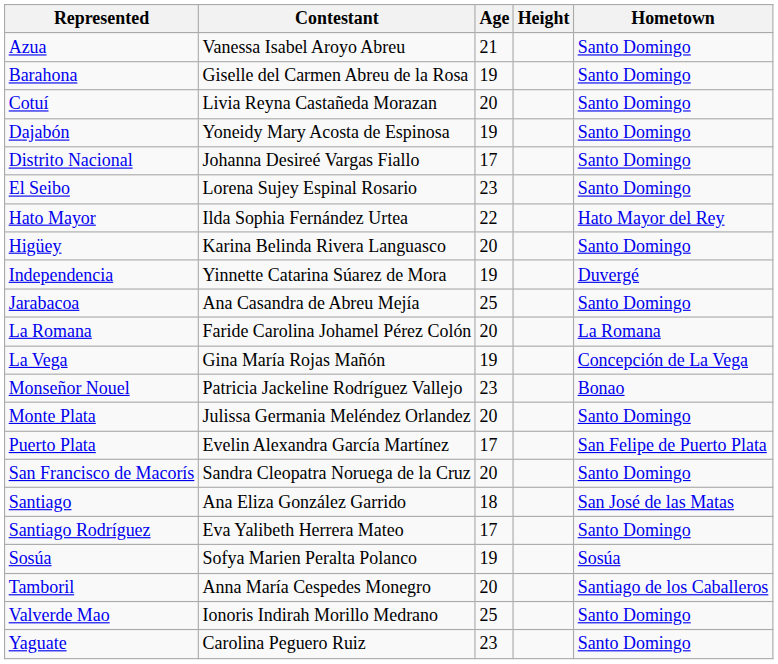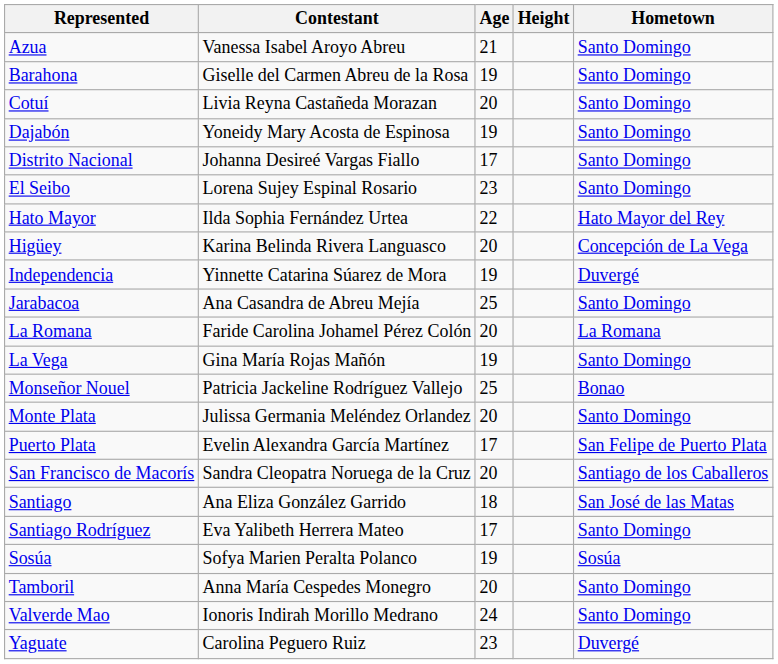(634, 246) Santo Domingo -> (663, 246) Concepción de La Vega
(663, 359) Concepción de La Vega -> (634, 359) Santo Domingo
(489, 388) 23 -> (489, 388) 25
(634, 473) Santo Domingo -> (673, 473) Santiago de los Caballeros
(673, 587) Santiago de los Caballeros -> (634, 587) Santo Domingo
(489, 615) 25 -> (489, 615) 24
(634, 643) Santo Domingo -> (608, 643) Duvergé
